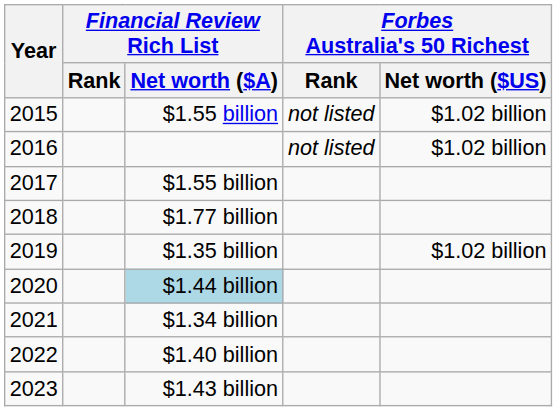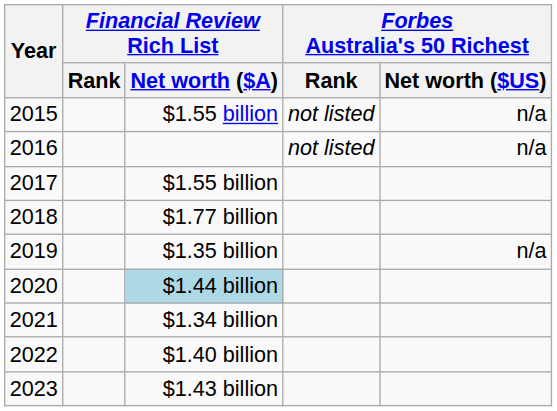(489, 114) $1.02 billion -> (531, 114) n/a
(489, 148) $1.02 billion -> (531, 148) n/a
(489, 251) $1.02 billion -> (531, 251) n/a
